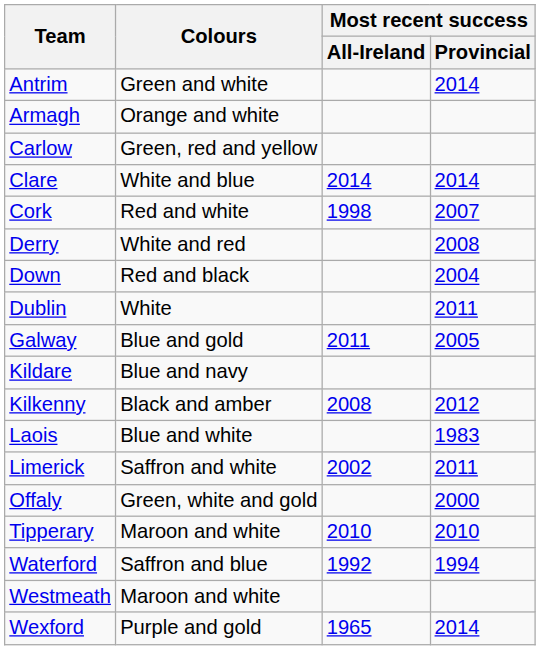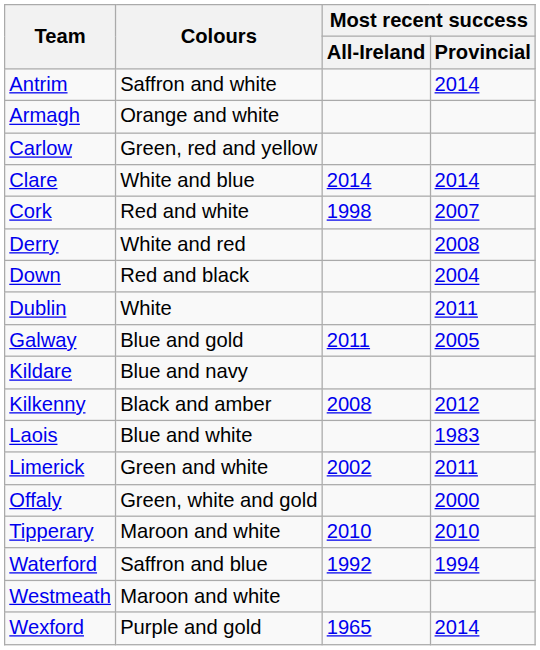(194, 84) Green and white -> (198, 84) Saffron and white
(198, 468) Saffron and white -> (194, 468) Green and white
